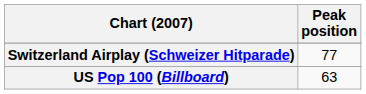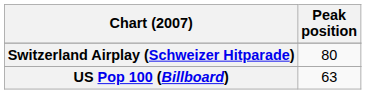(329, 54) 77 -> (329, 54) 80
